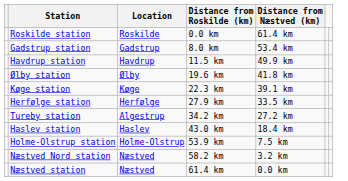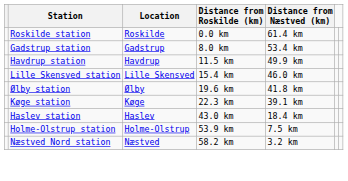+ row: (65, 75)
- row: (50, 102)
- row: (45, 116)
- row: (48, 170)
